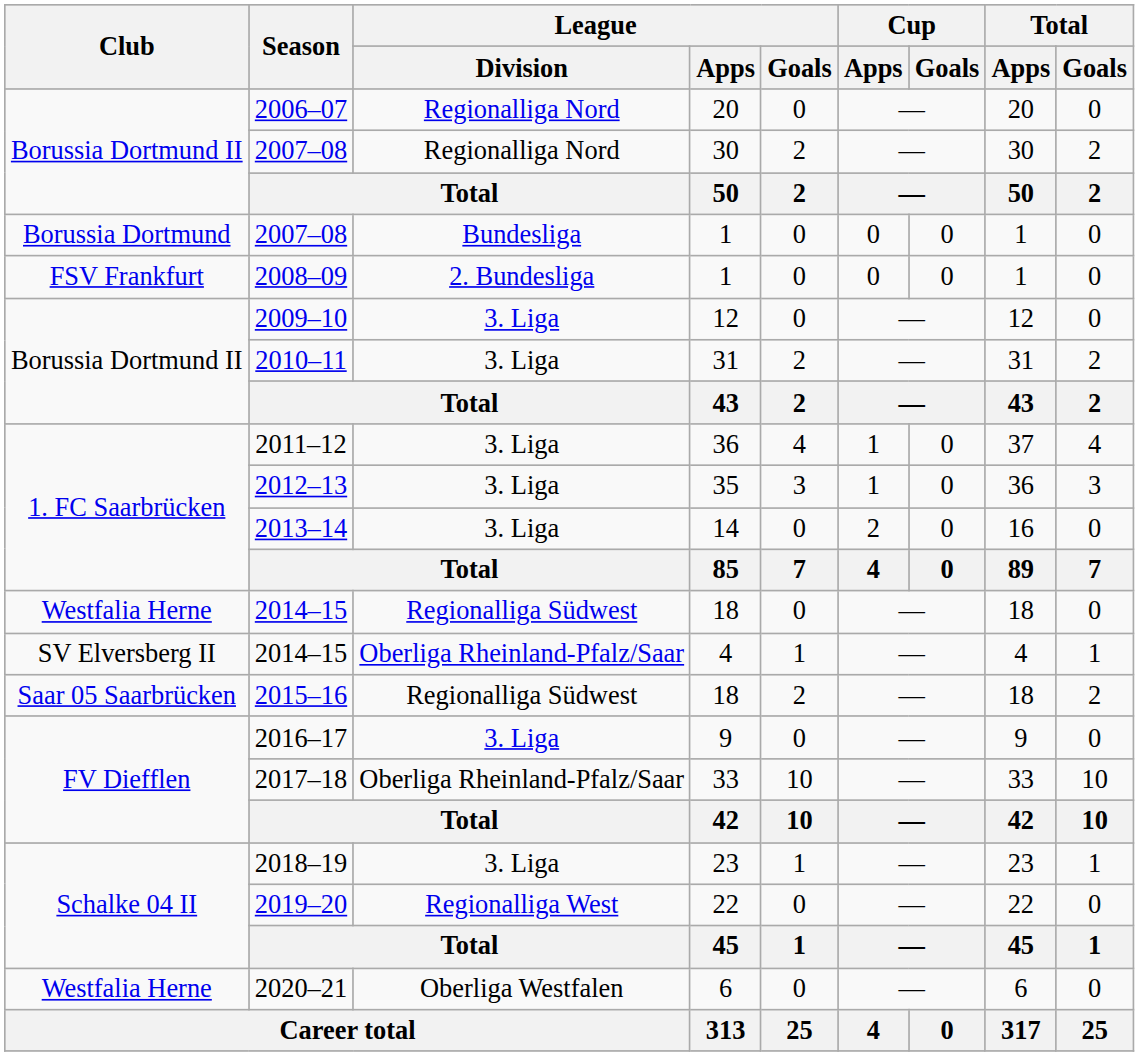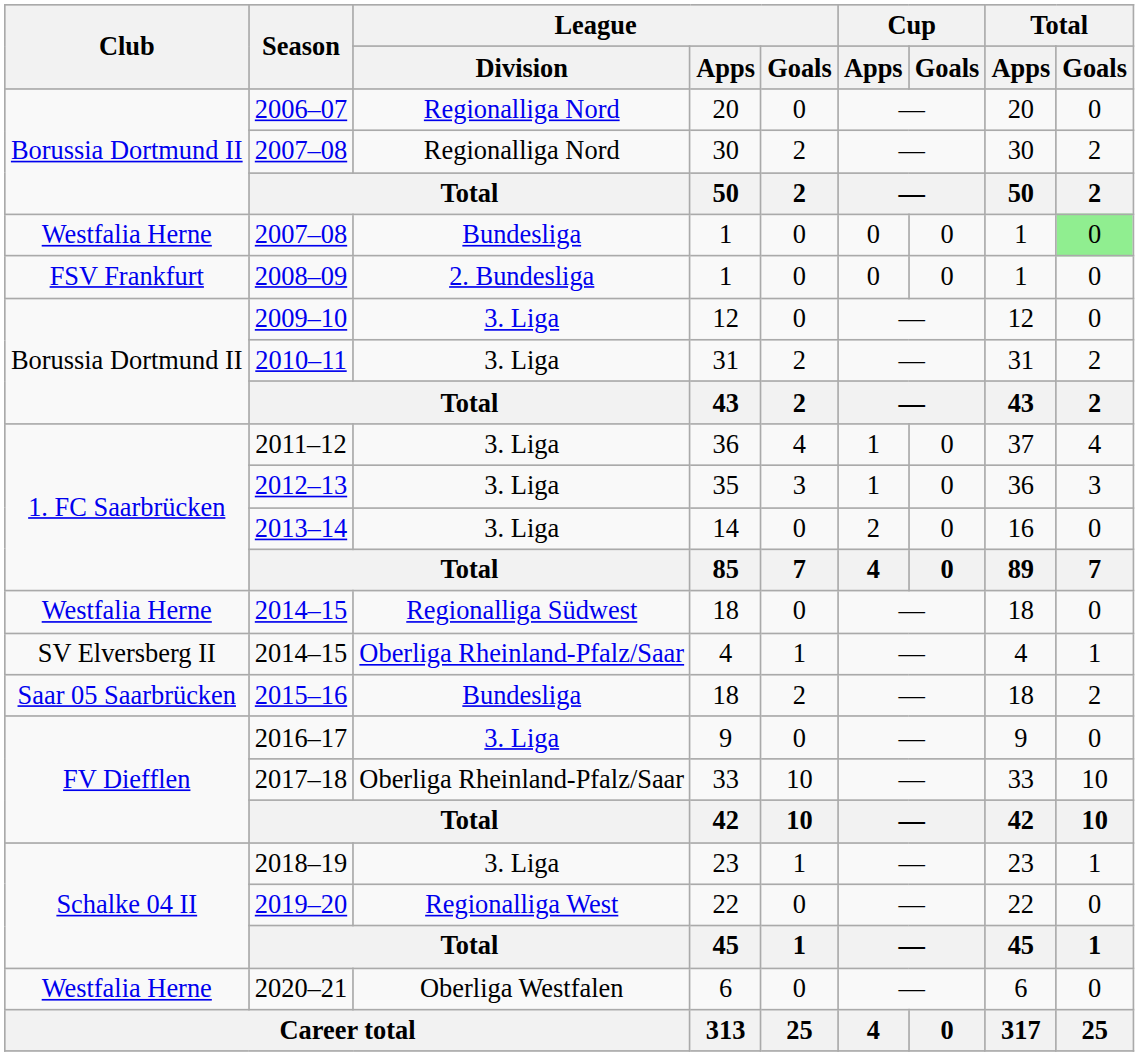(127, 234) Borussia Dortmund -> (127, 234) Westfalia Herne
(1095, 234) no background -> (1095, 234) lightgreen background
(522, 695) Regionalliga Südwest -> (522, 695) Bundesliga
